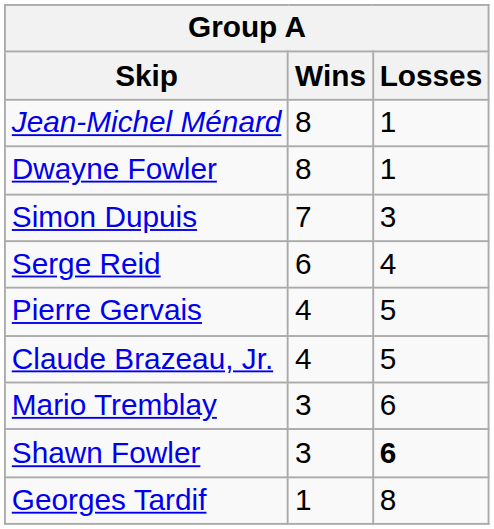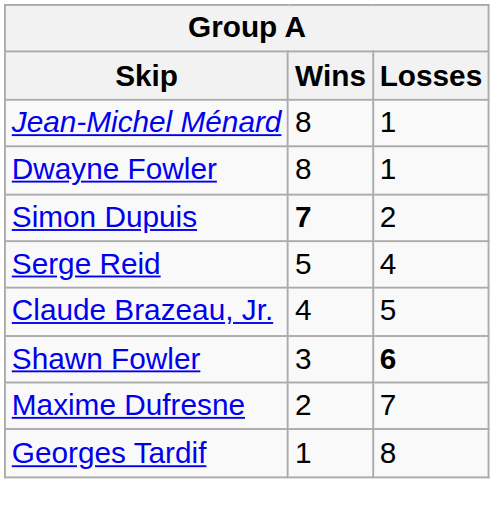(303, 216) normal -> (303, 216) bold
(388, 216) 3 -> (388, 216) 2
(303, 264) 6 -> (303, 264) 5
- row: (107, 311)
- row: (114, 405)
+ row: (128, 405)
